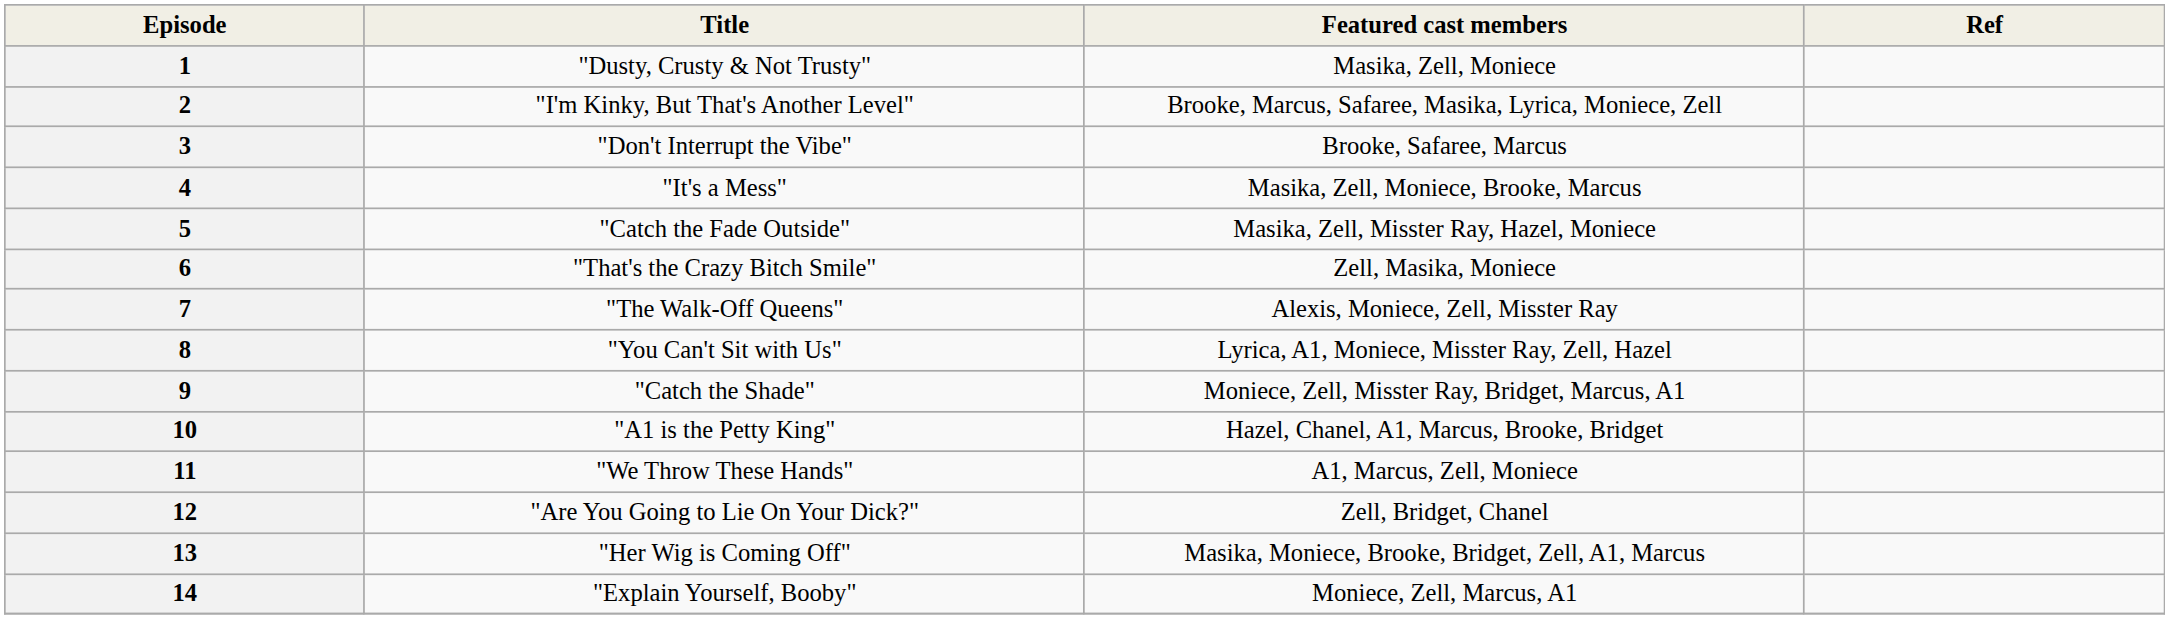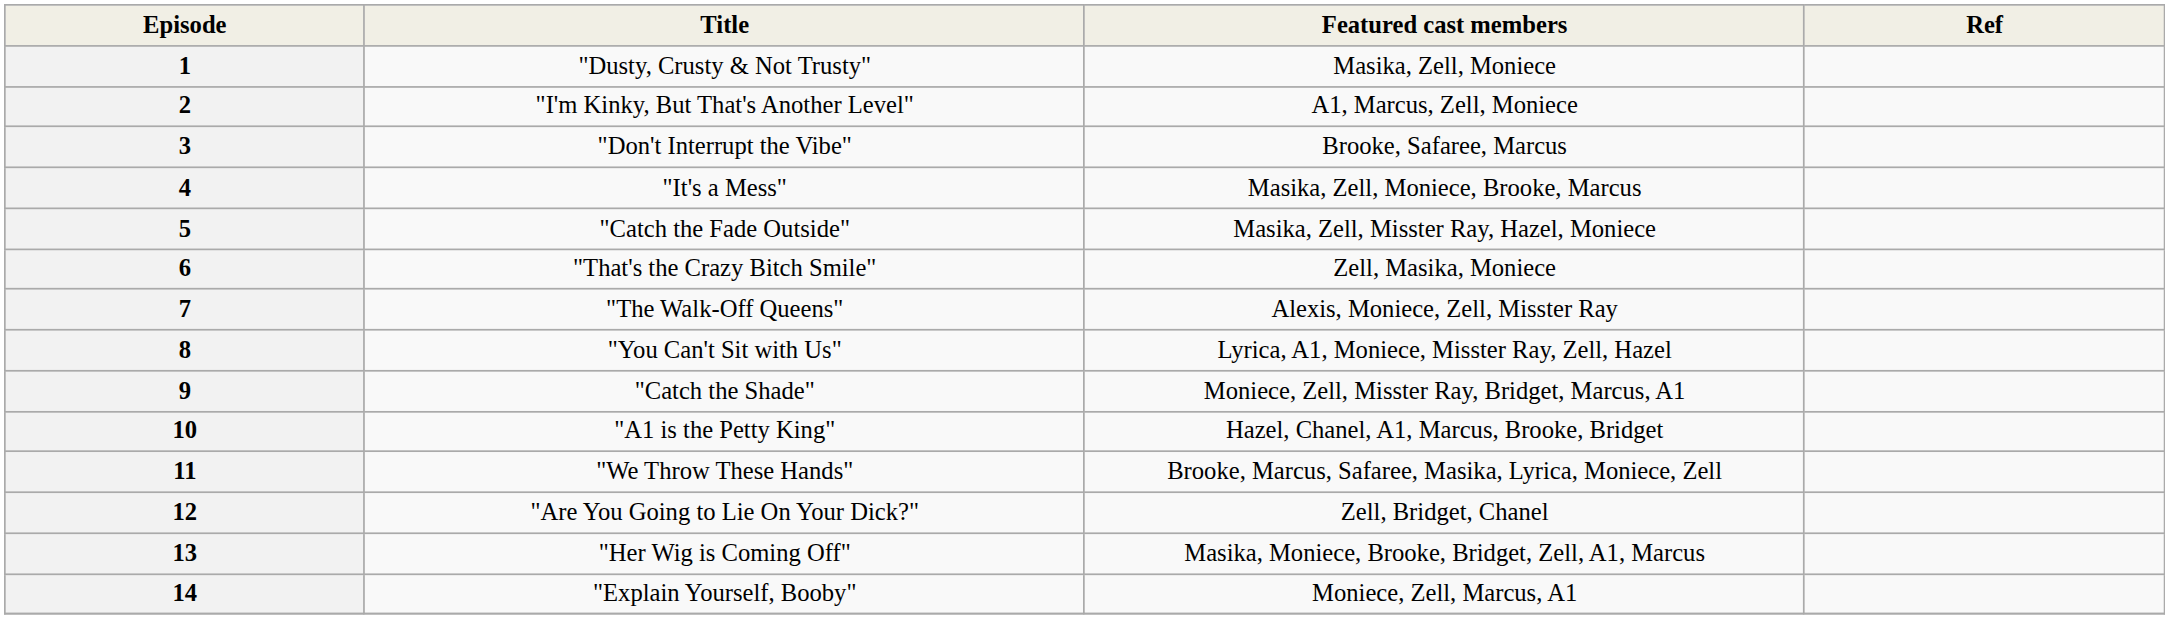(1445, 106) Brooke, Marcus, Safaree, Masika, Lyrica, Moniece, Zell -> (1445, 106) A1, Marcus, Zell, Moniece
(1445, 471) A1, Marcus, Zell, Moniece -> (1445, 471) Brooke, Marcus, Safaree, Masika, Lyrica, Moniece, Zell
